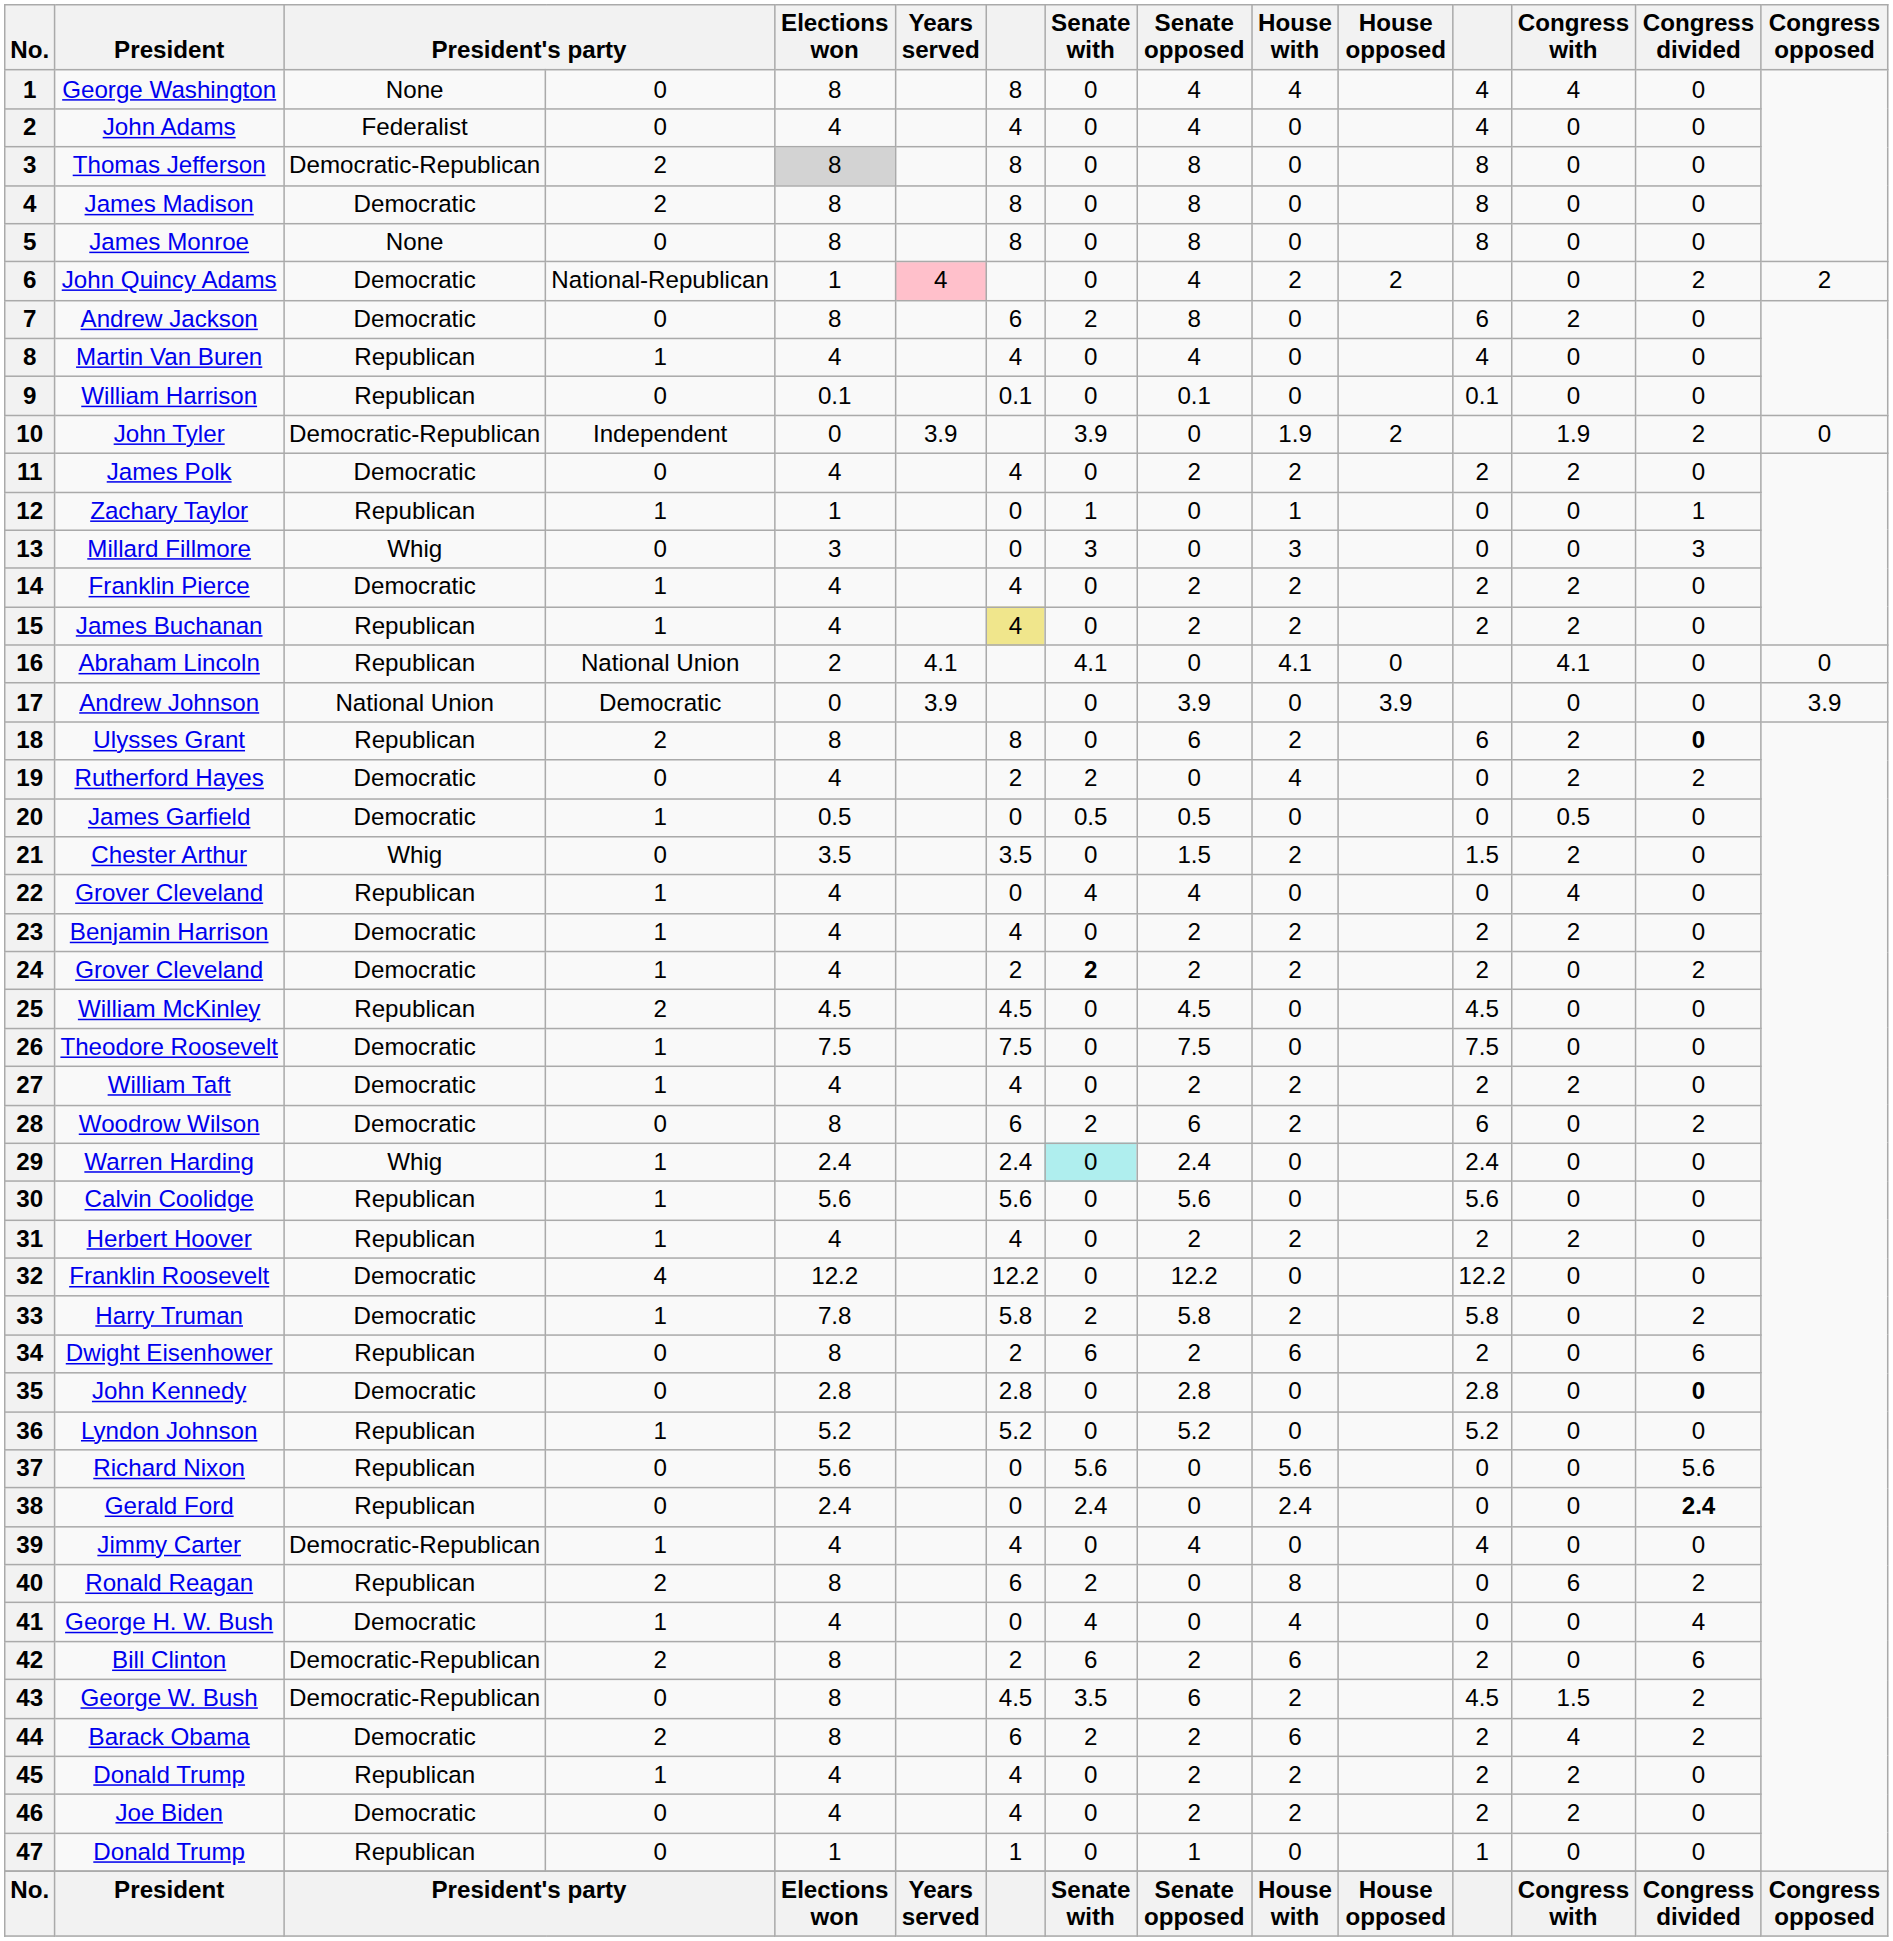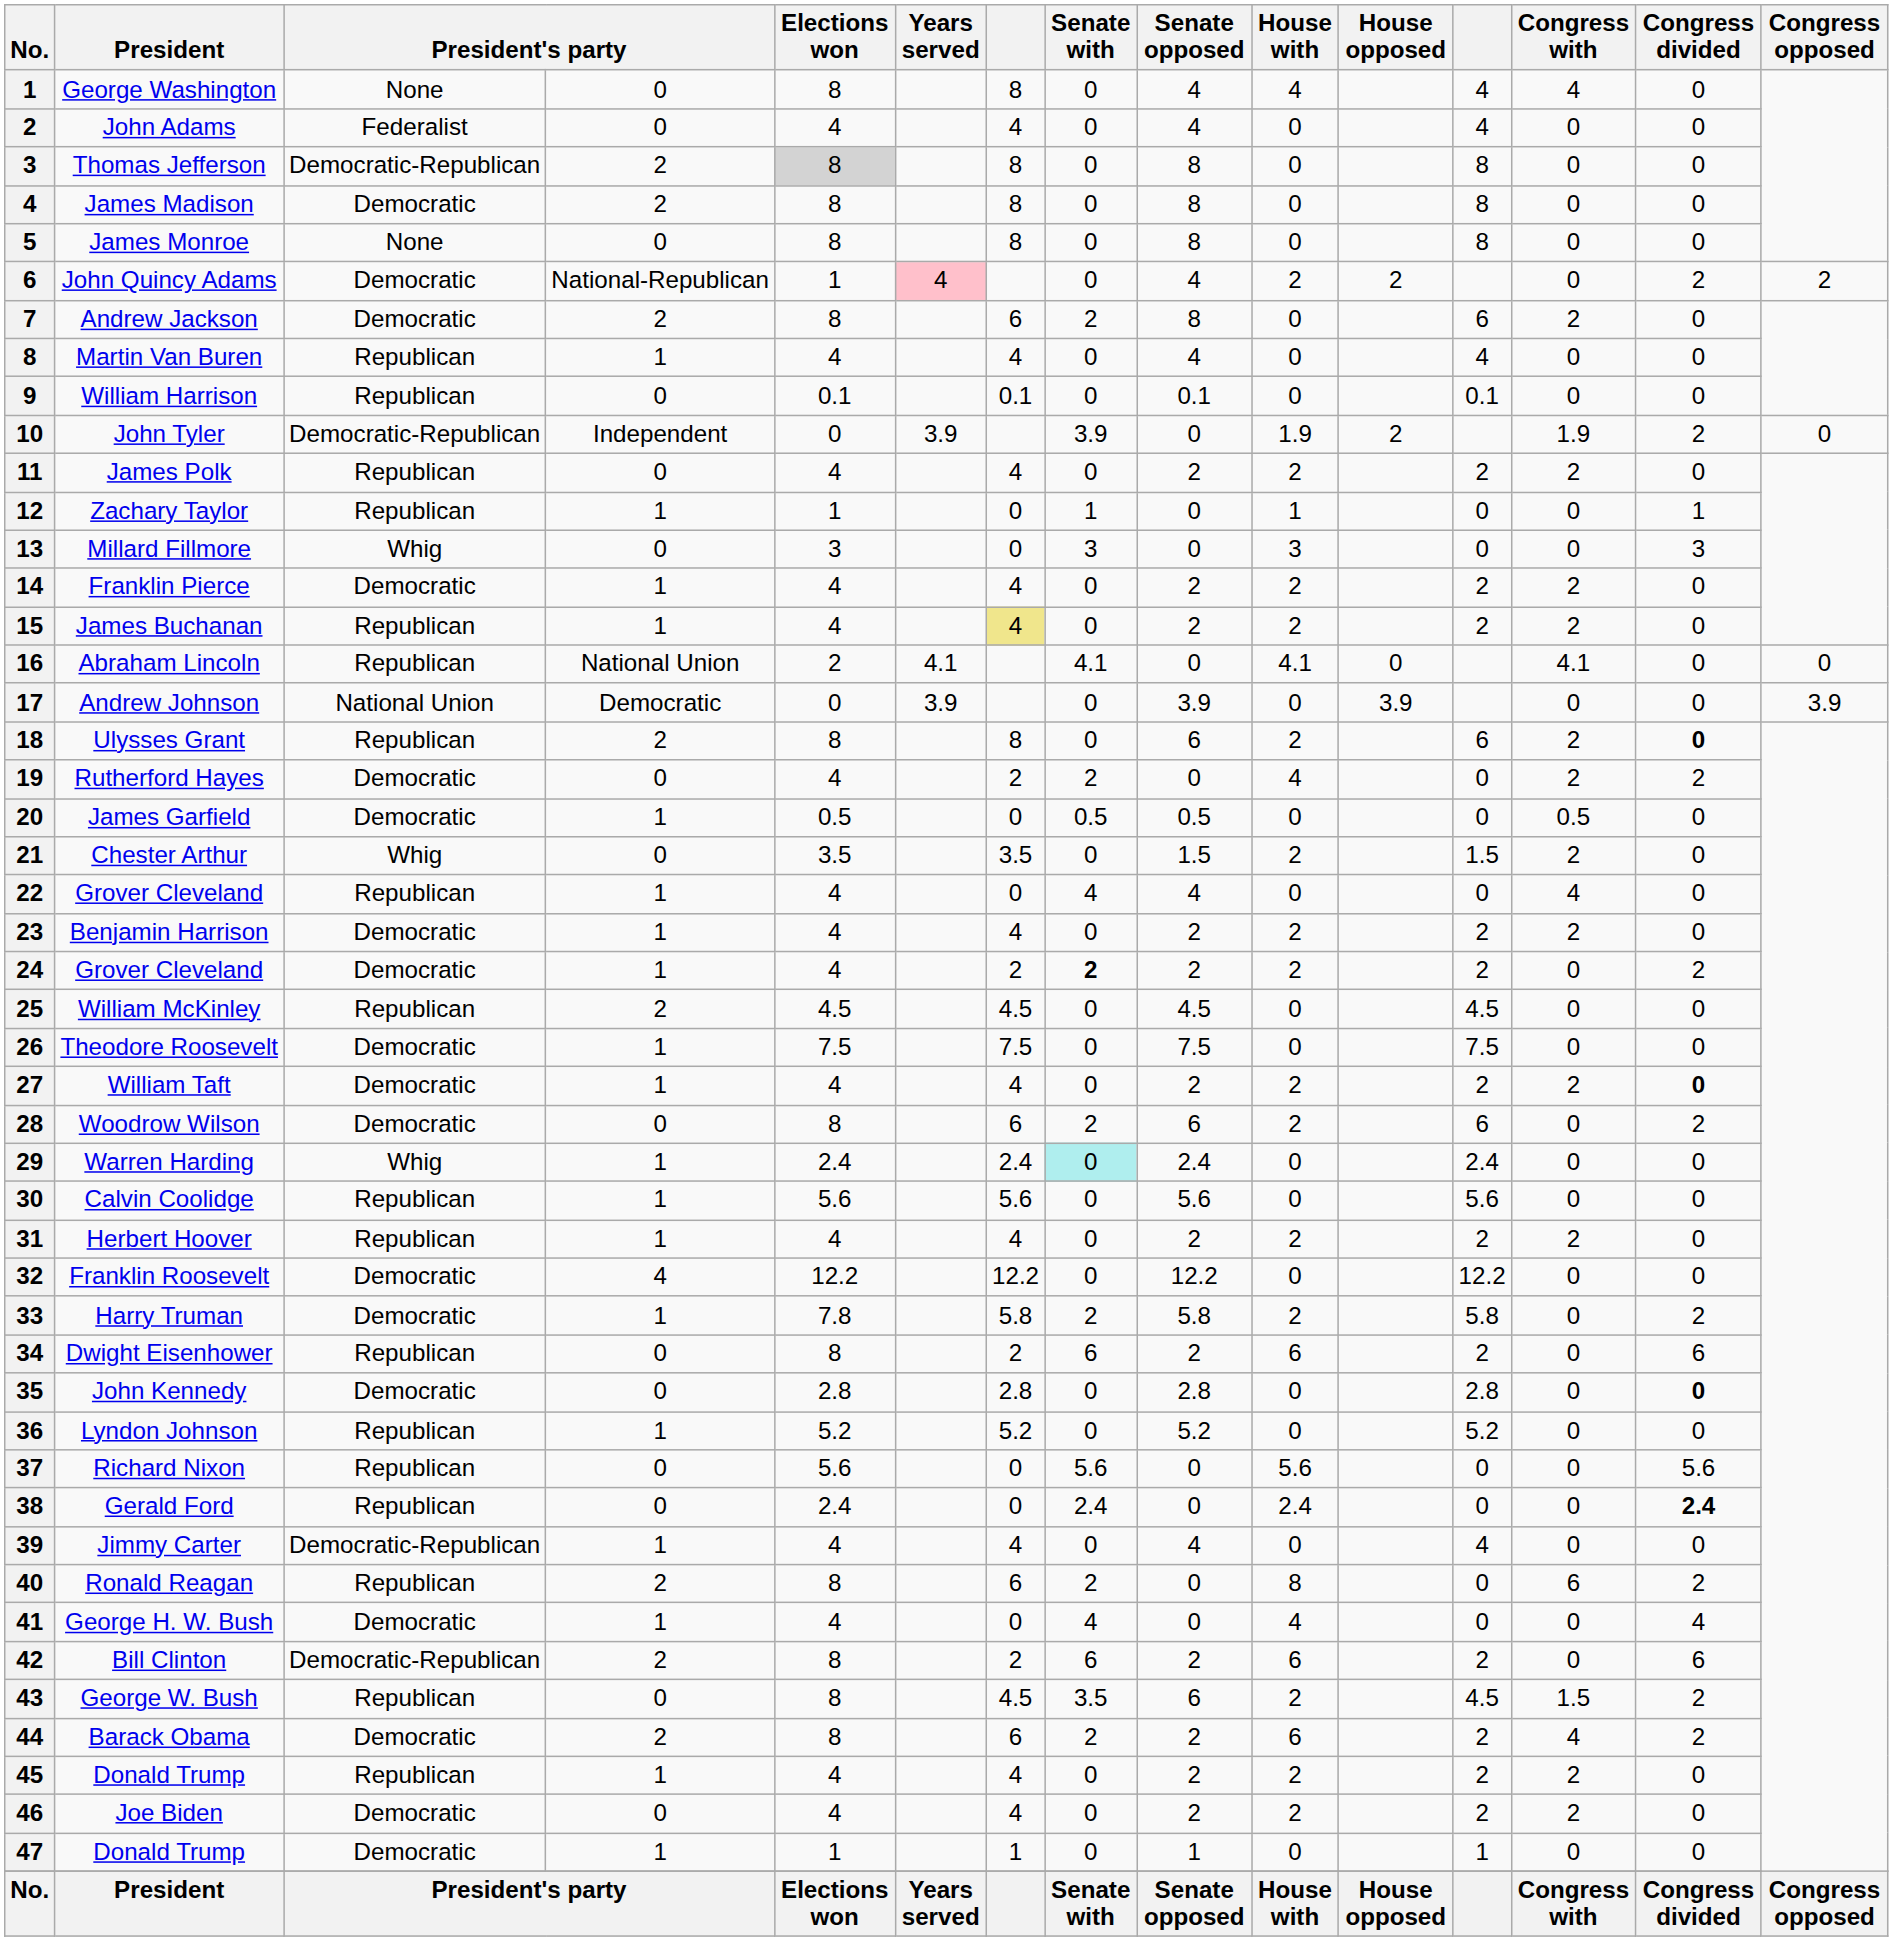(660, 319) 0 -> (660, 319) 2
(415, 472) Democratic -> (415, 472) Republican
(1699, 1085) normal -> (1699, 1085) bold
(415, 1698) Democratic-Republican -> (415, 1698) Republican
(415, 1851) Republican -> (415, 1851) Democratic
(660, 1851) 0 -> (660, 1851) 1
